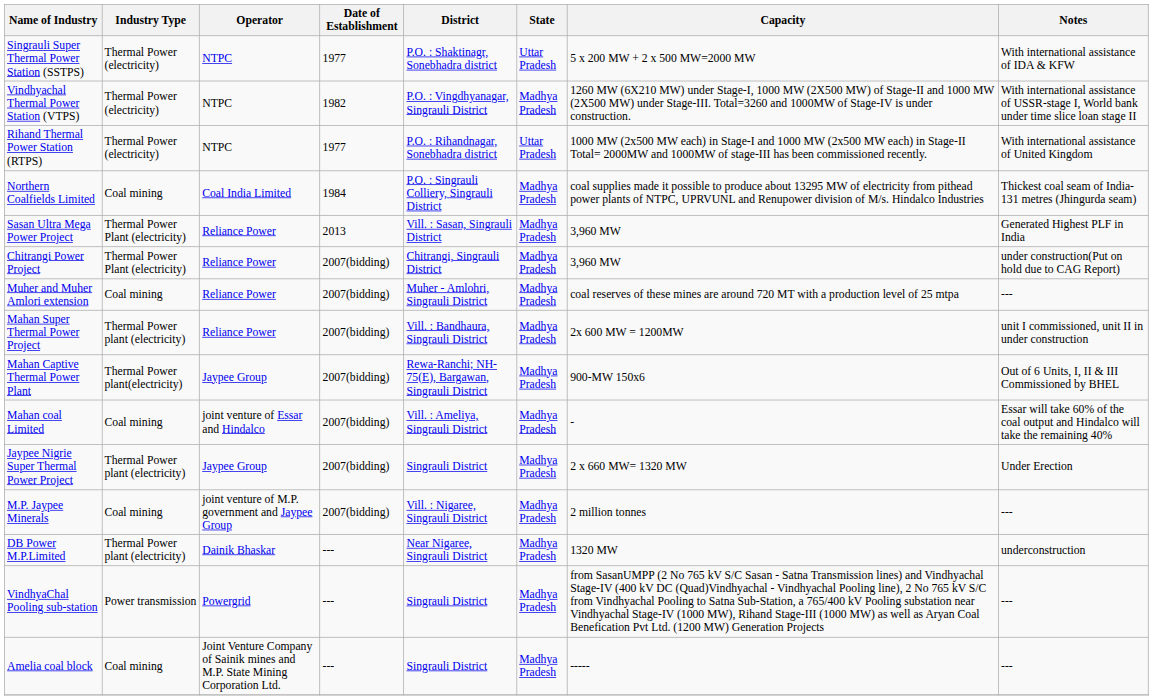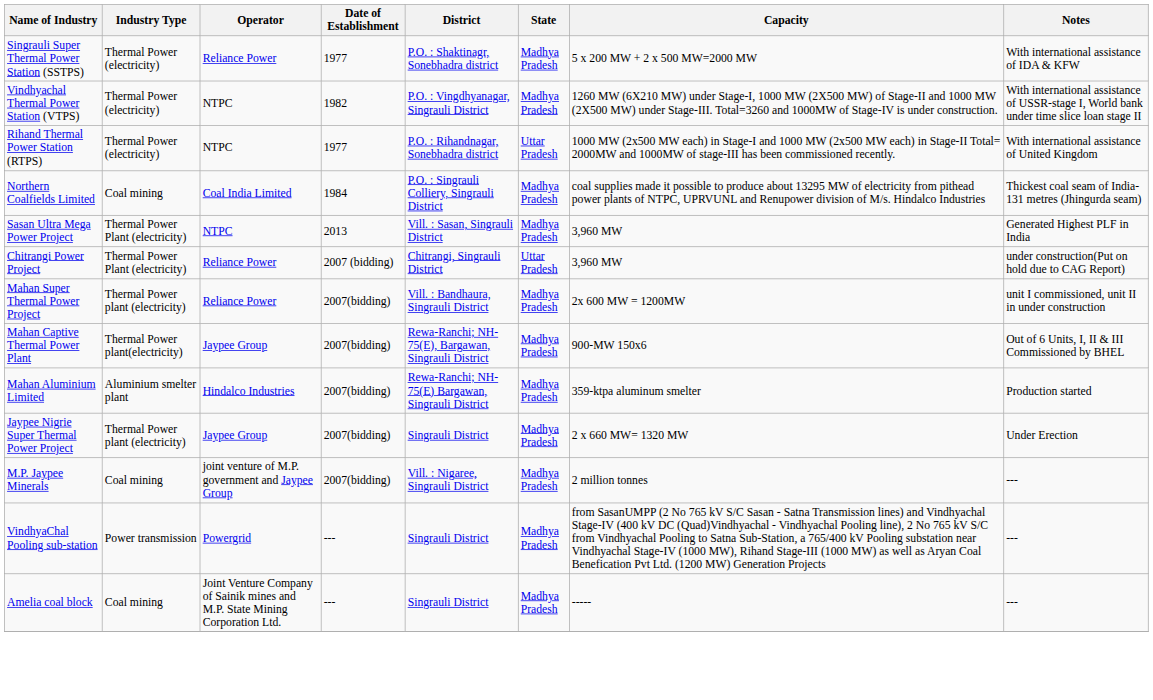(217, 58) NTPC -> (239, 58) Reliance Power
(538, 58) Uttar Pradesh -> (540, 58) Madhya Pradesh
(239, 231) Reliance Power -> (218, 231) NTPC
(356, 262) 2007(bidding) -> (359, 262) 2007 (bidding)
(538, 262) Madhya Pradesh -> (539, 262) Uttar Pradesh
- row: (50, 294)
- row: (34, 422)
+ row: (51, 390)
- row: (36, 550)
